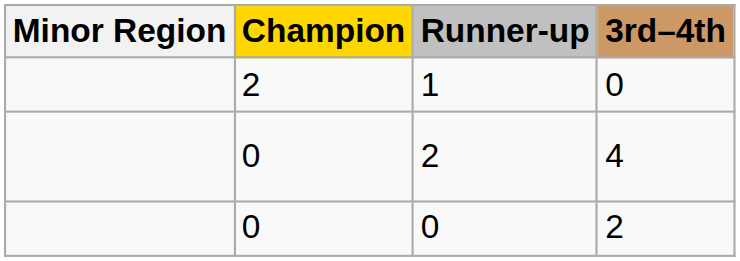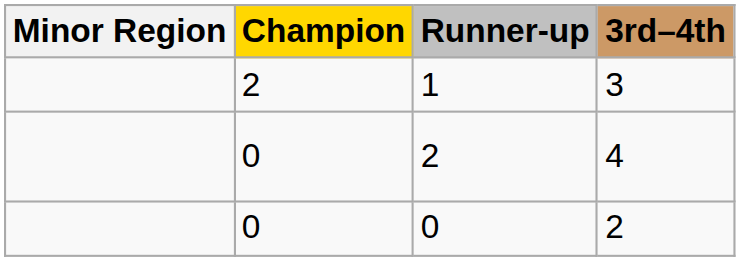(614, 84) 0 -> (614, 84) 3
